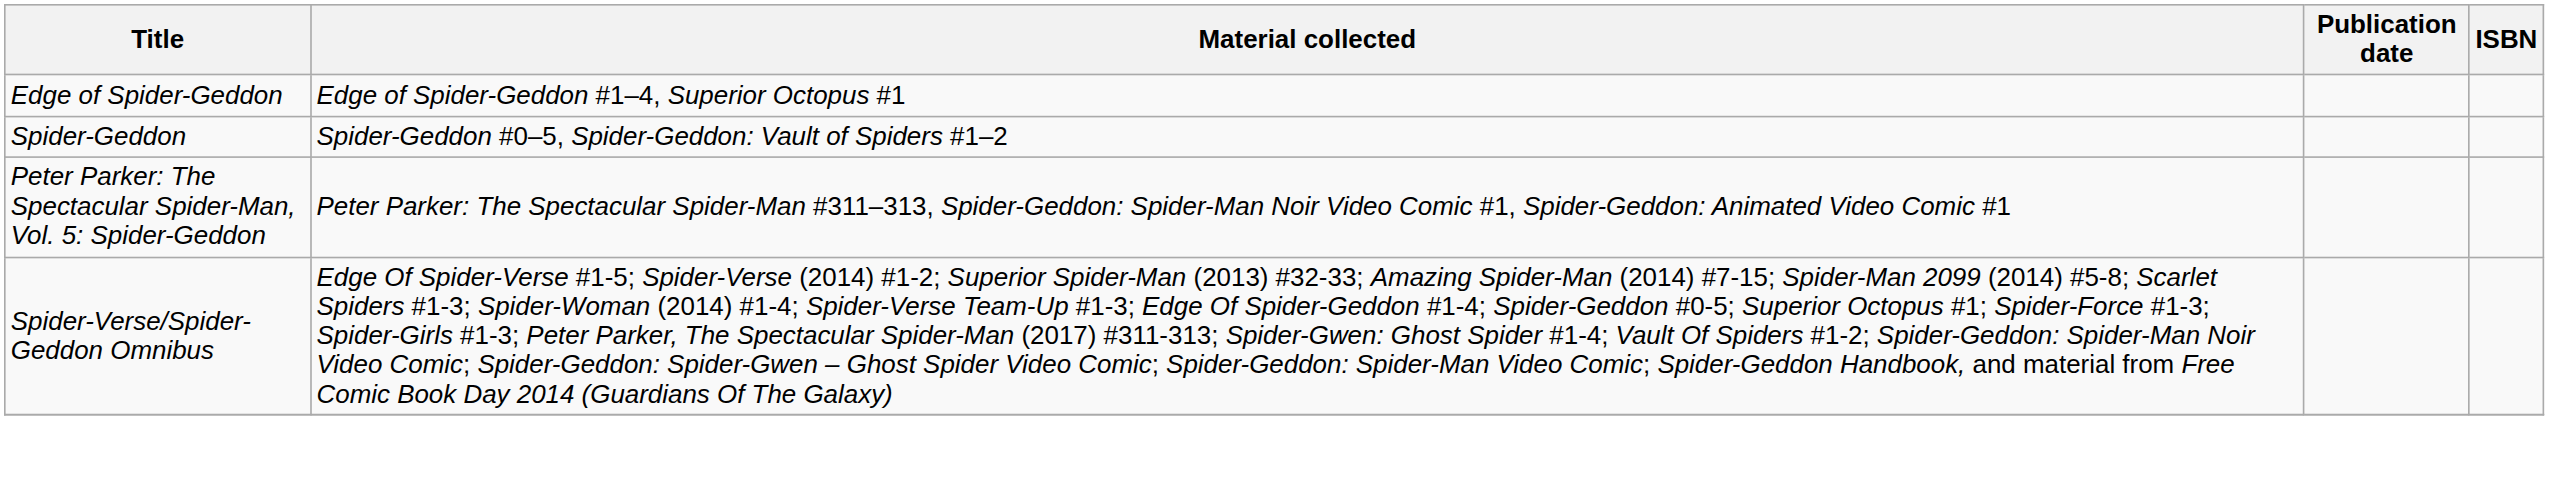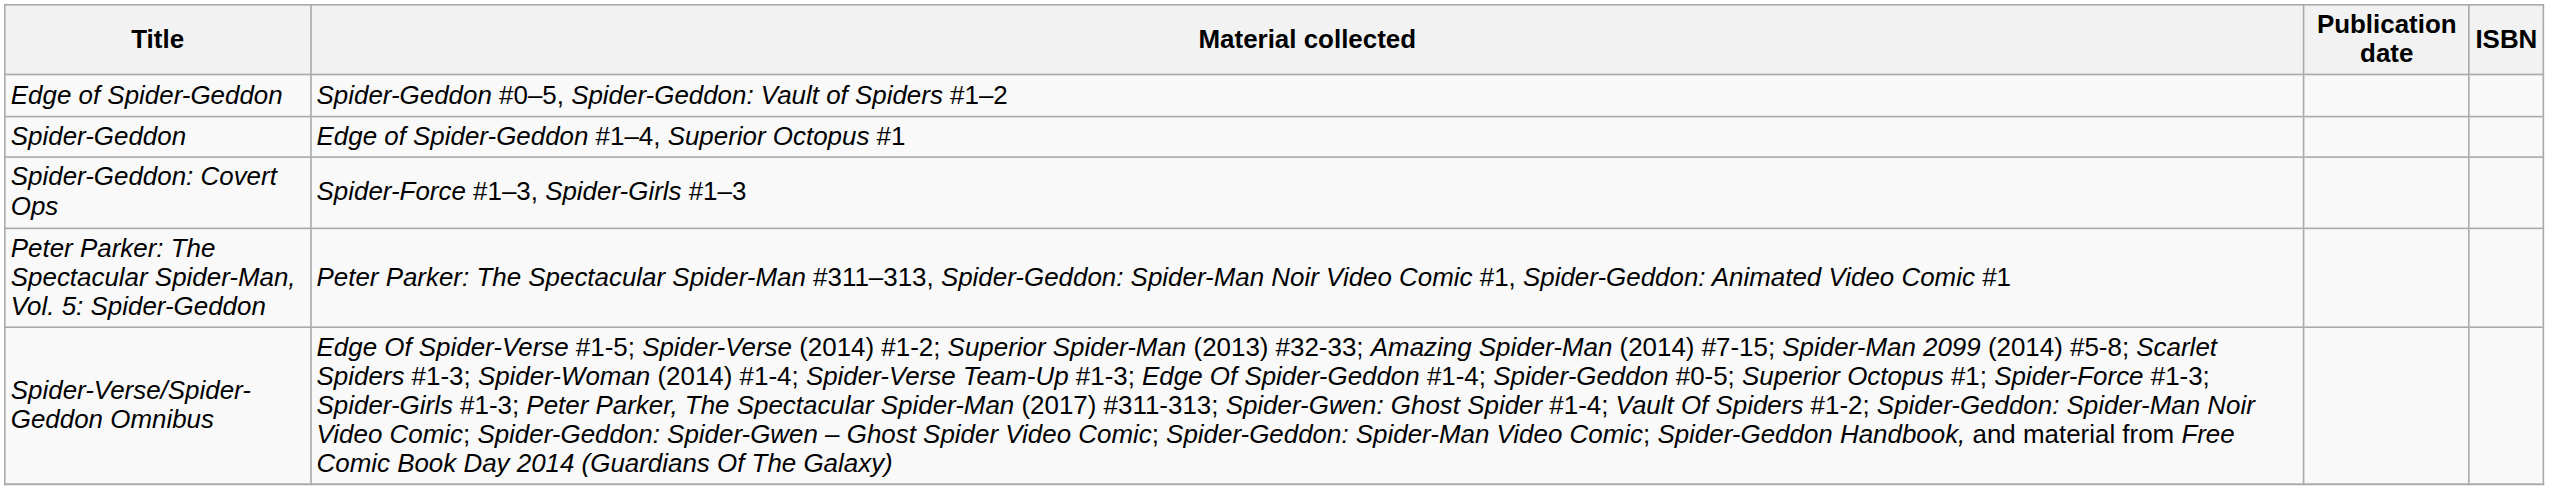(611, 95) Edge of Spider-Geddon #1–4, Superior Octopus #1 -> (662, 95) Spider-Geddon #0–5, Spider-Geddon: Vault of Spiders #1–2
(662, 136) Spider-Geddon #0–5, Spider-Geddon: Vault of Spiders #1–2 -> (611, 136) Edge of Spider-Geddon #1–4, Superior Octopus #1
+ row: (144, 192)
